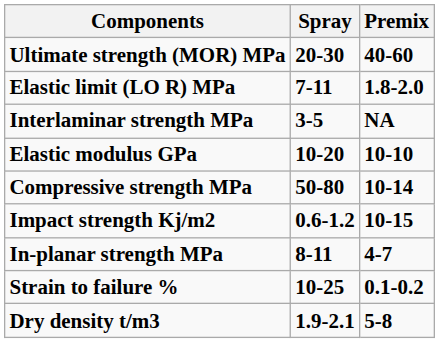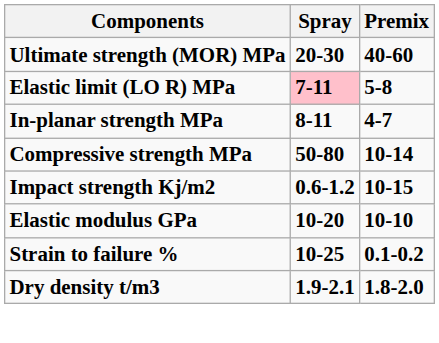(314, 87) no background -> (314, 87) pink background
(394, 87) 1.8-2.0 -> (378, 87) 5-8
- row: (131, 120)
rows swapped: (116, 253) <-> (103, 154)
(378, 320) 5-8 -> (394, 287) 1.8-2.0
